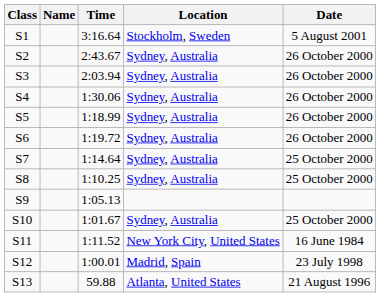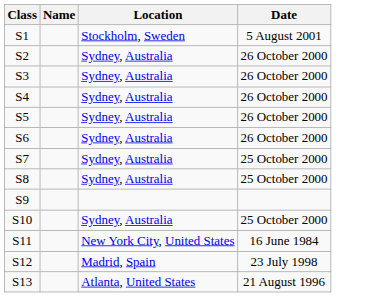- column: (101, 14)
